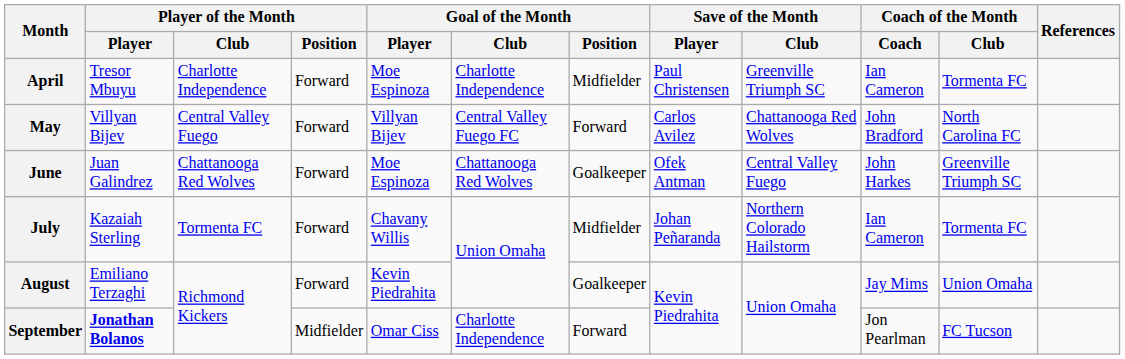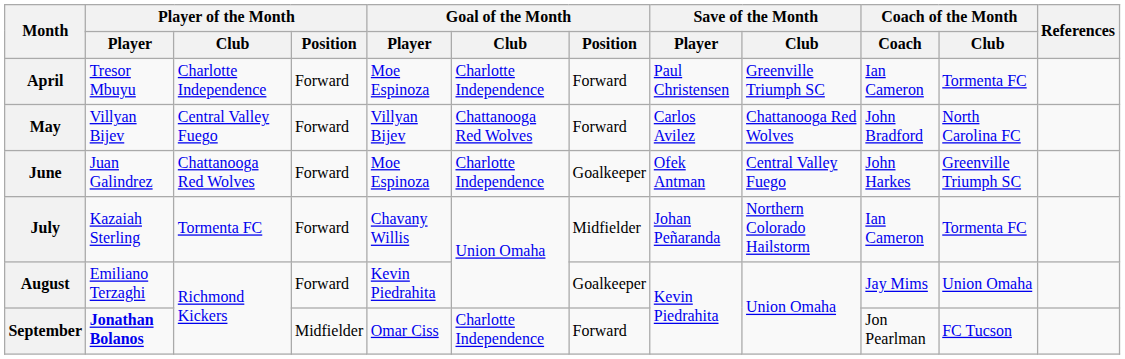(607, 81) Midfielder -> (600, 81) Forward
(501, 127) Central Valley Fuego FC -> (496, 127) Chattanooga Red Wolves
(496, 173) Chattanooga Red Wolves -> (500, 173) Charlotte Independence
